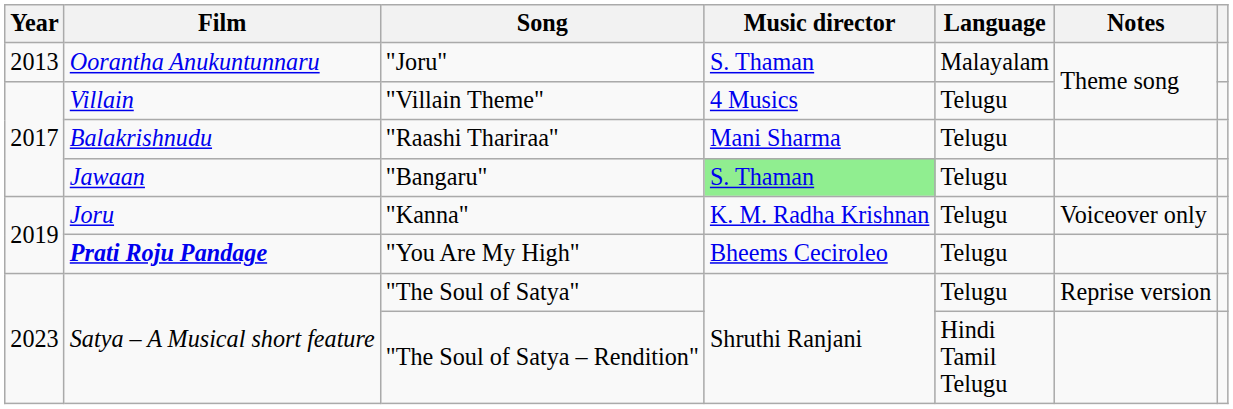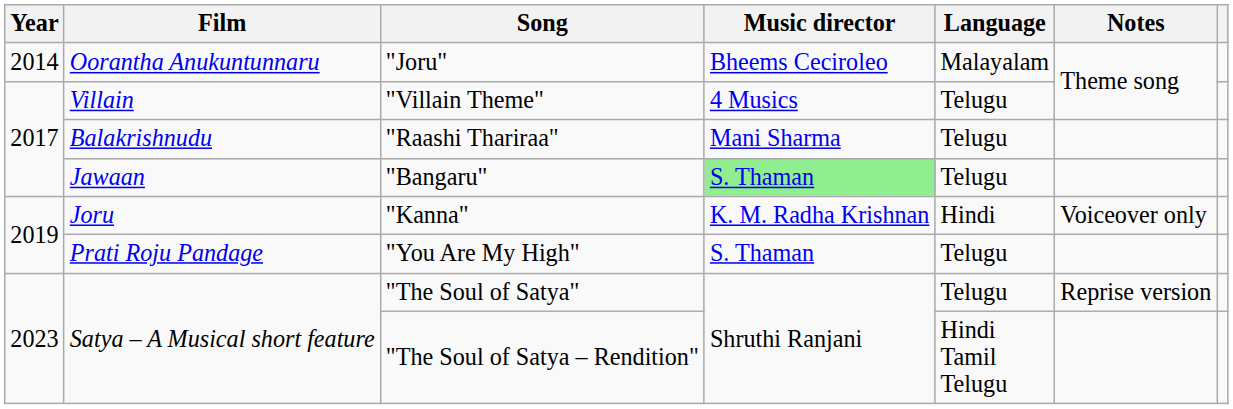(34, 61) 2013 -> (34, 61) 2014
(762, 61) S. Thaman -> (799, 61) Bheems Ceciroleo
(974, 215) Telugu -> (968, 215) Hindi
(168, 253) bold -> (166, 253) normal
(799, 253) Bheems Ceciroleo -> (762, 253) S. Thaman
